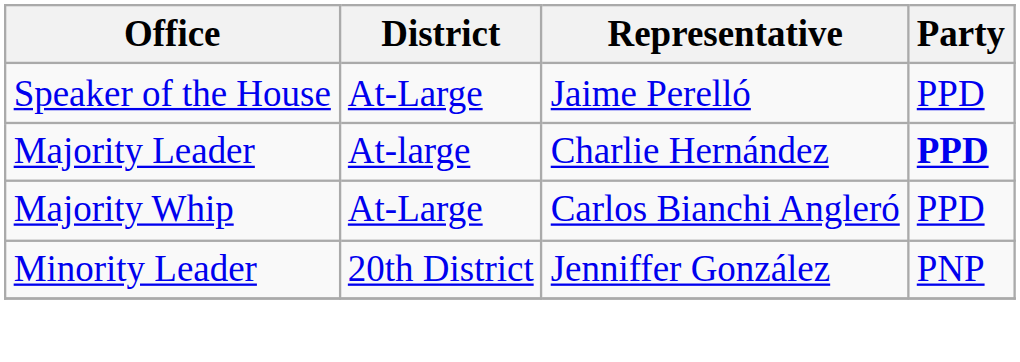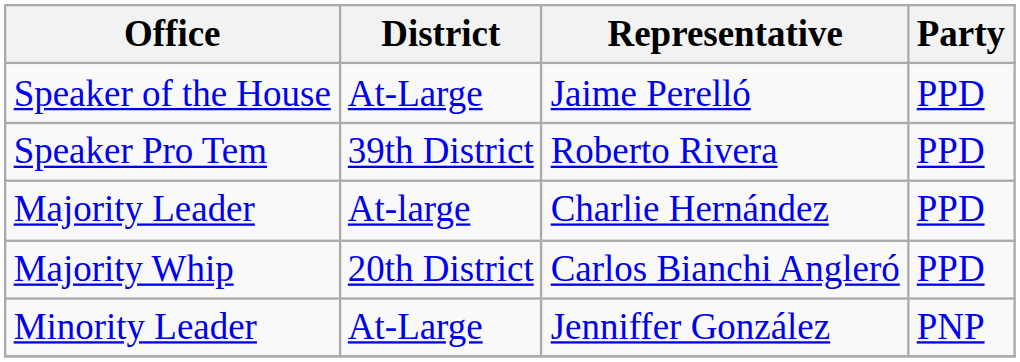+ row: (140, 151)
(953, 151) bold -> (951, 209) normal
(415, 209) At-Large -> (441, 268) 20th District
(441, 268) 20th District -> (415, 326) At-Large
